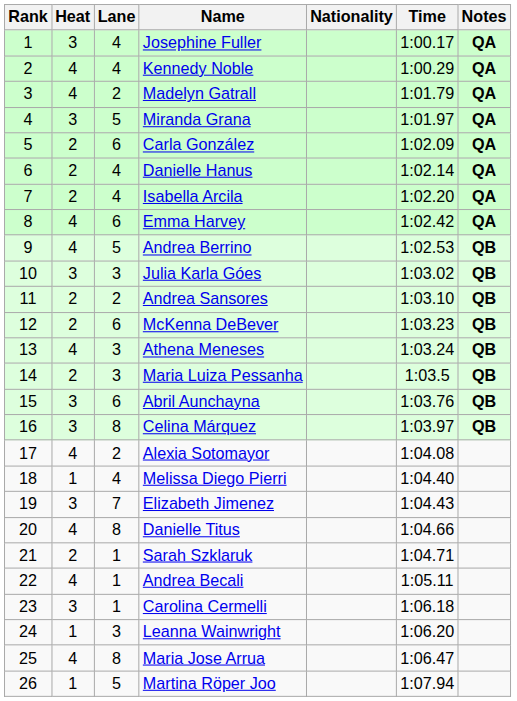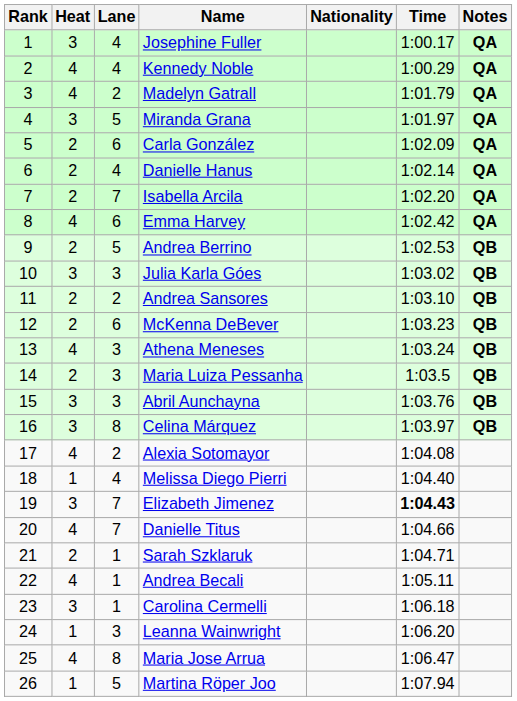(117, 196) 4 -> (117, 196) 7
(73, 247) 4 -> (73, 247) 2
(117, 401) 6 -> (117, 401) 3
(427, 504) normal -> (428, 504) bold
(117, 529) 8 -> (117, 529) 7
